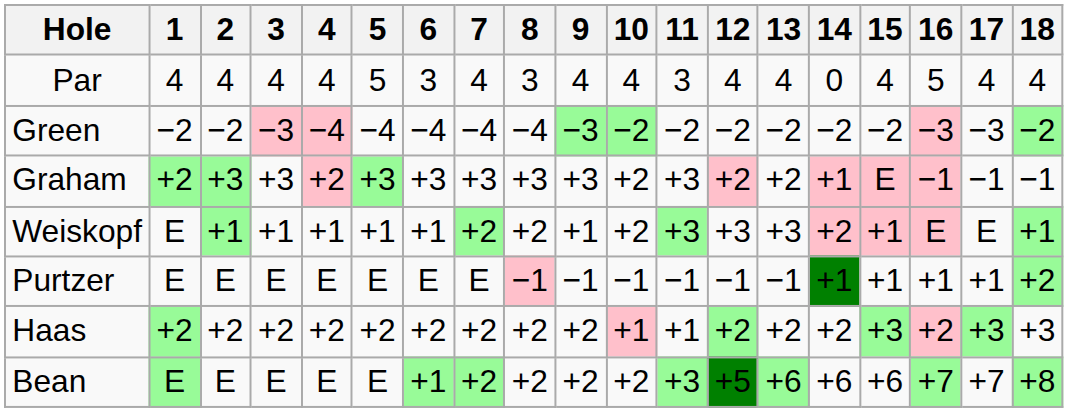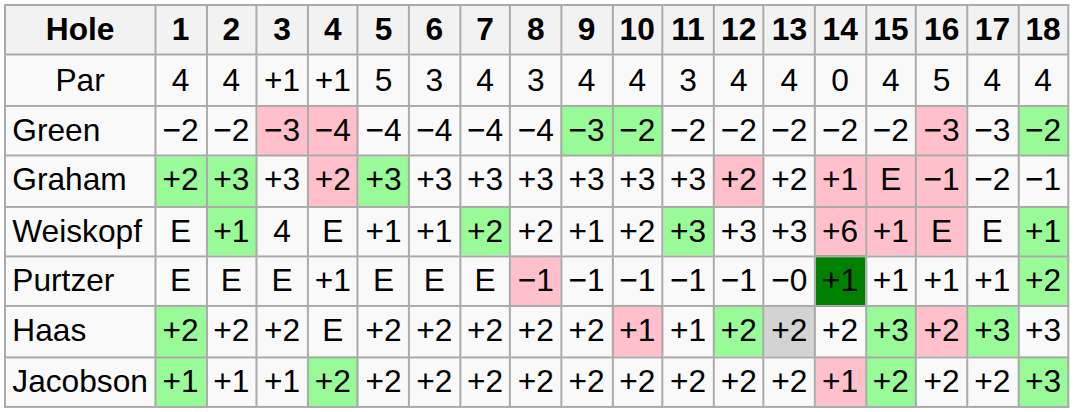(276, 79) 4 -> (282, 79) +1
(327, 79) 4 -> (333, 79) +1
(631, 180) +2 -> (637, 180) +3
(986, 180) −1 -> (992, 180) −2
(276, 230) +1 -> (282, 230) 4
(327, 230) +1 -> (333, 230) E
(834, 230) +2 -> (840, 230) +6
(327, 280) E -> (333, 280) +1
(784, 280) −1 -> (789, 280) −0
(327, 331) +2 -> (333, 331) E
(784, 331) no background -> (789, 331) lightgrey background
+ row: (80, 381)
- row: (49, 381)
